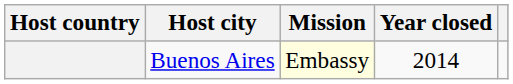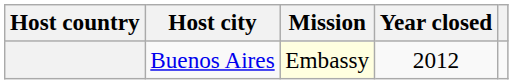(436, 59) 2014 -> (436, 59) 2012
